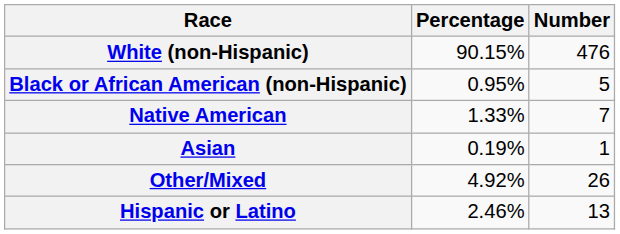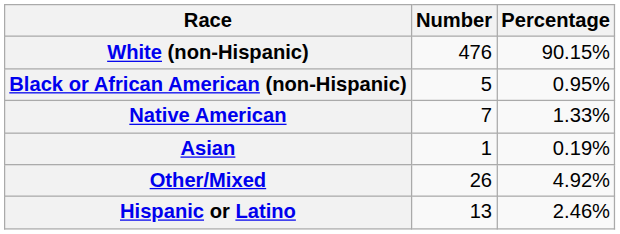columns swapped: (572, 20) <-> (470, 20)
